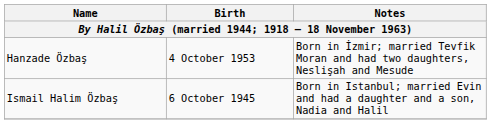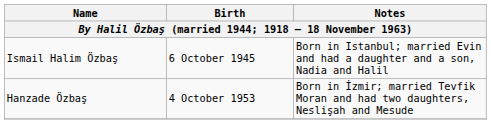rows swapped: (62, 99) <-> (47, 58)
